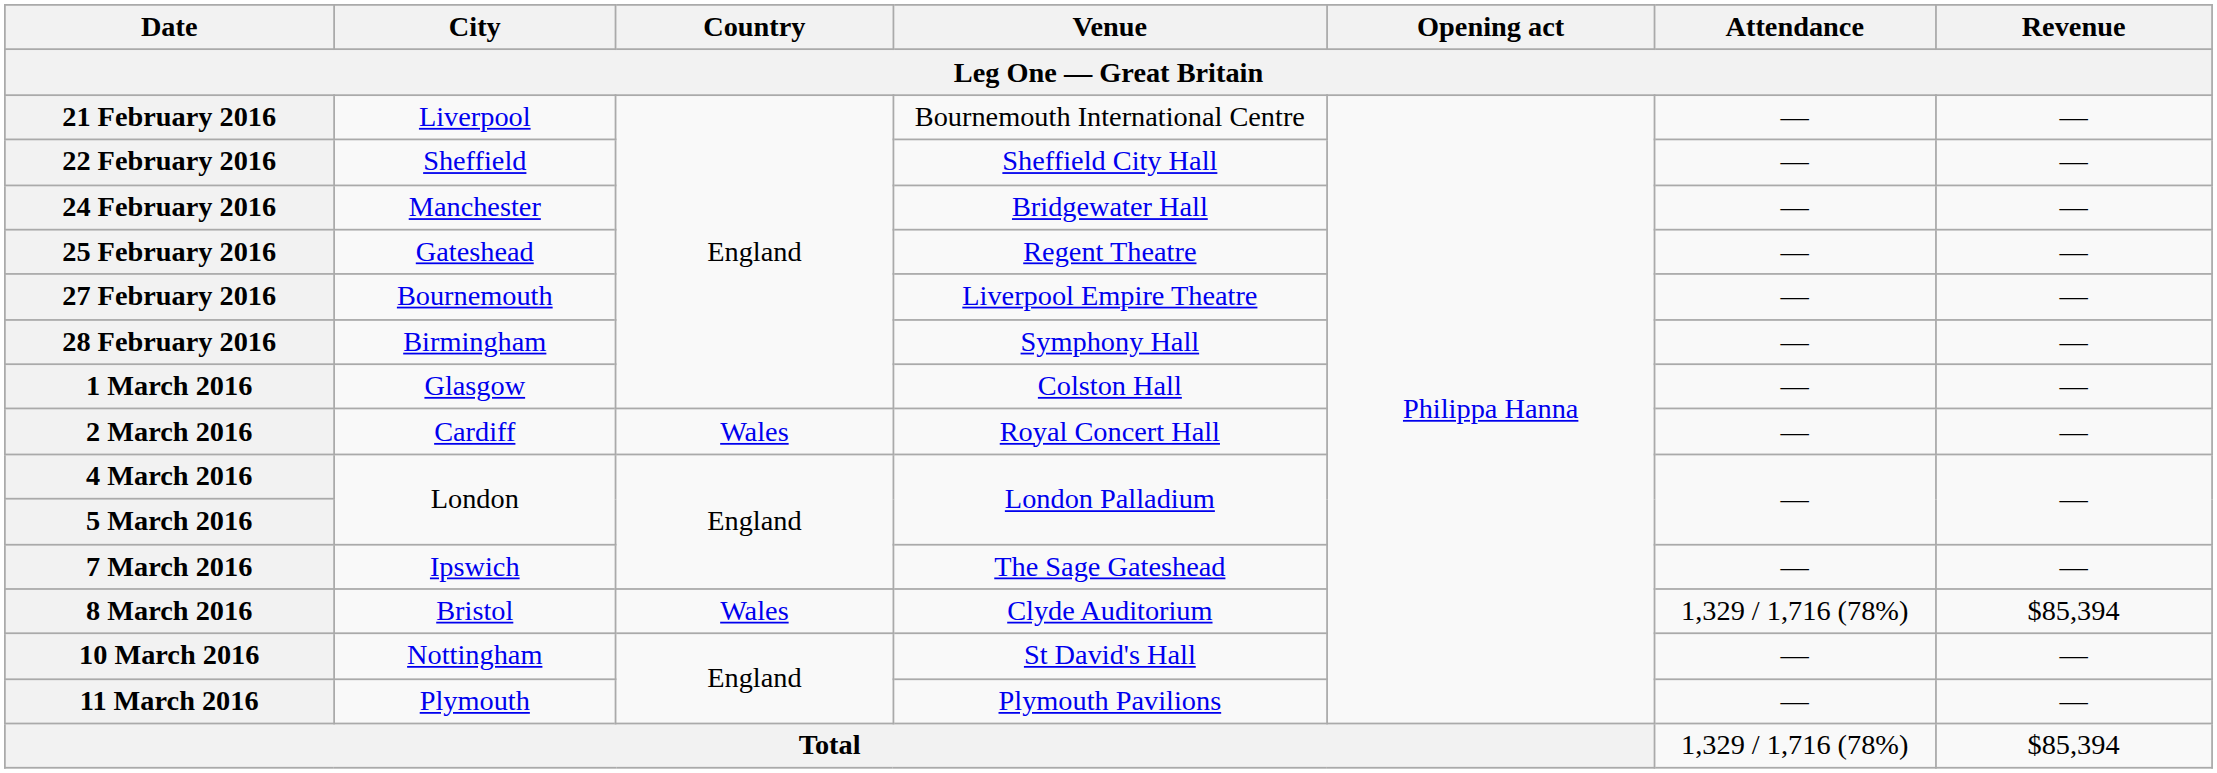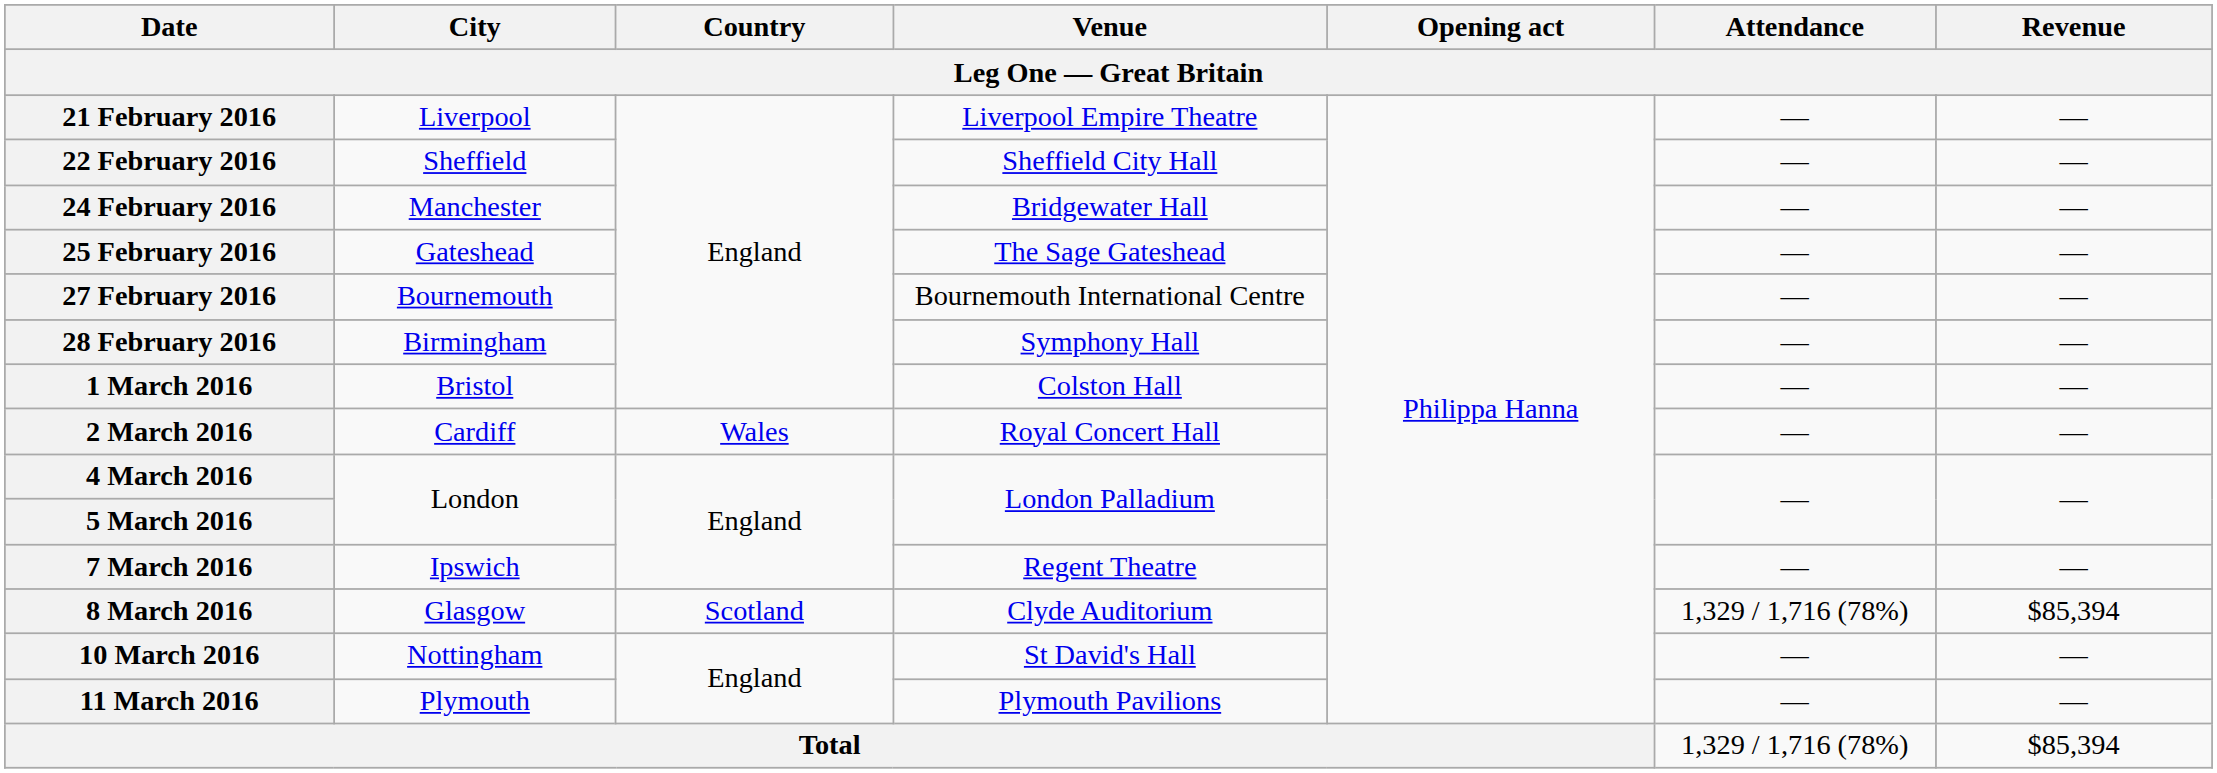(1110, 116) Bournemouth International Centre -> (1110, 116) Liverpool Empire Theatre
(1110, 251) Regent Theatre -> (1110, 251) The Sage Gateshead
(1110, 296) Liverpool Empire Theatre -> (1110, 296) Bournemouth International Centre
(475, 386) Glasgow -> (475, 386) Bristol
(1110, 565) The Sage Gateshead -> (1110, 565) Regent Theatre
(475, 610) Bristol -> (475, 610) Glasgow
(754, 610) Wales -> (754, 610) Scotland
